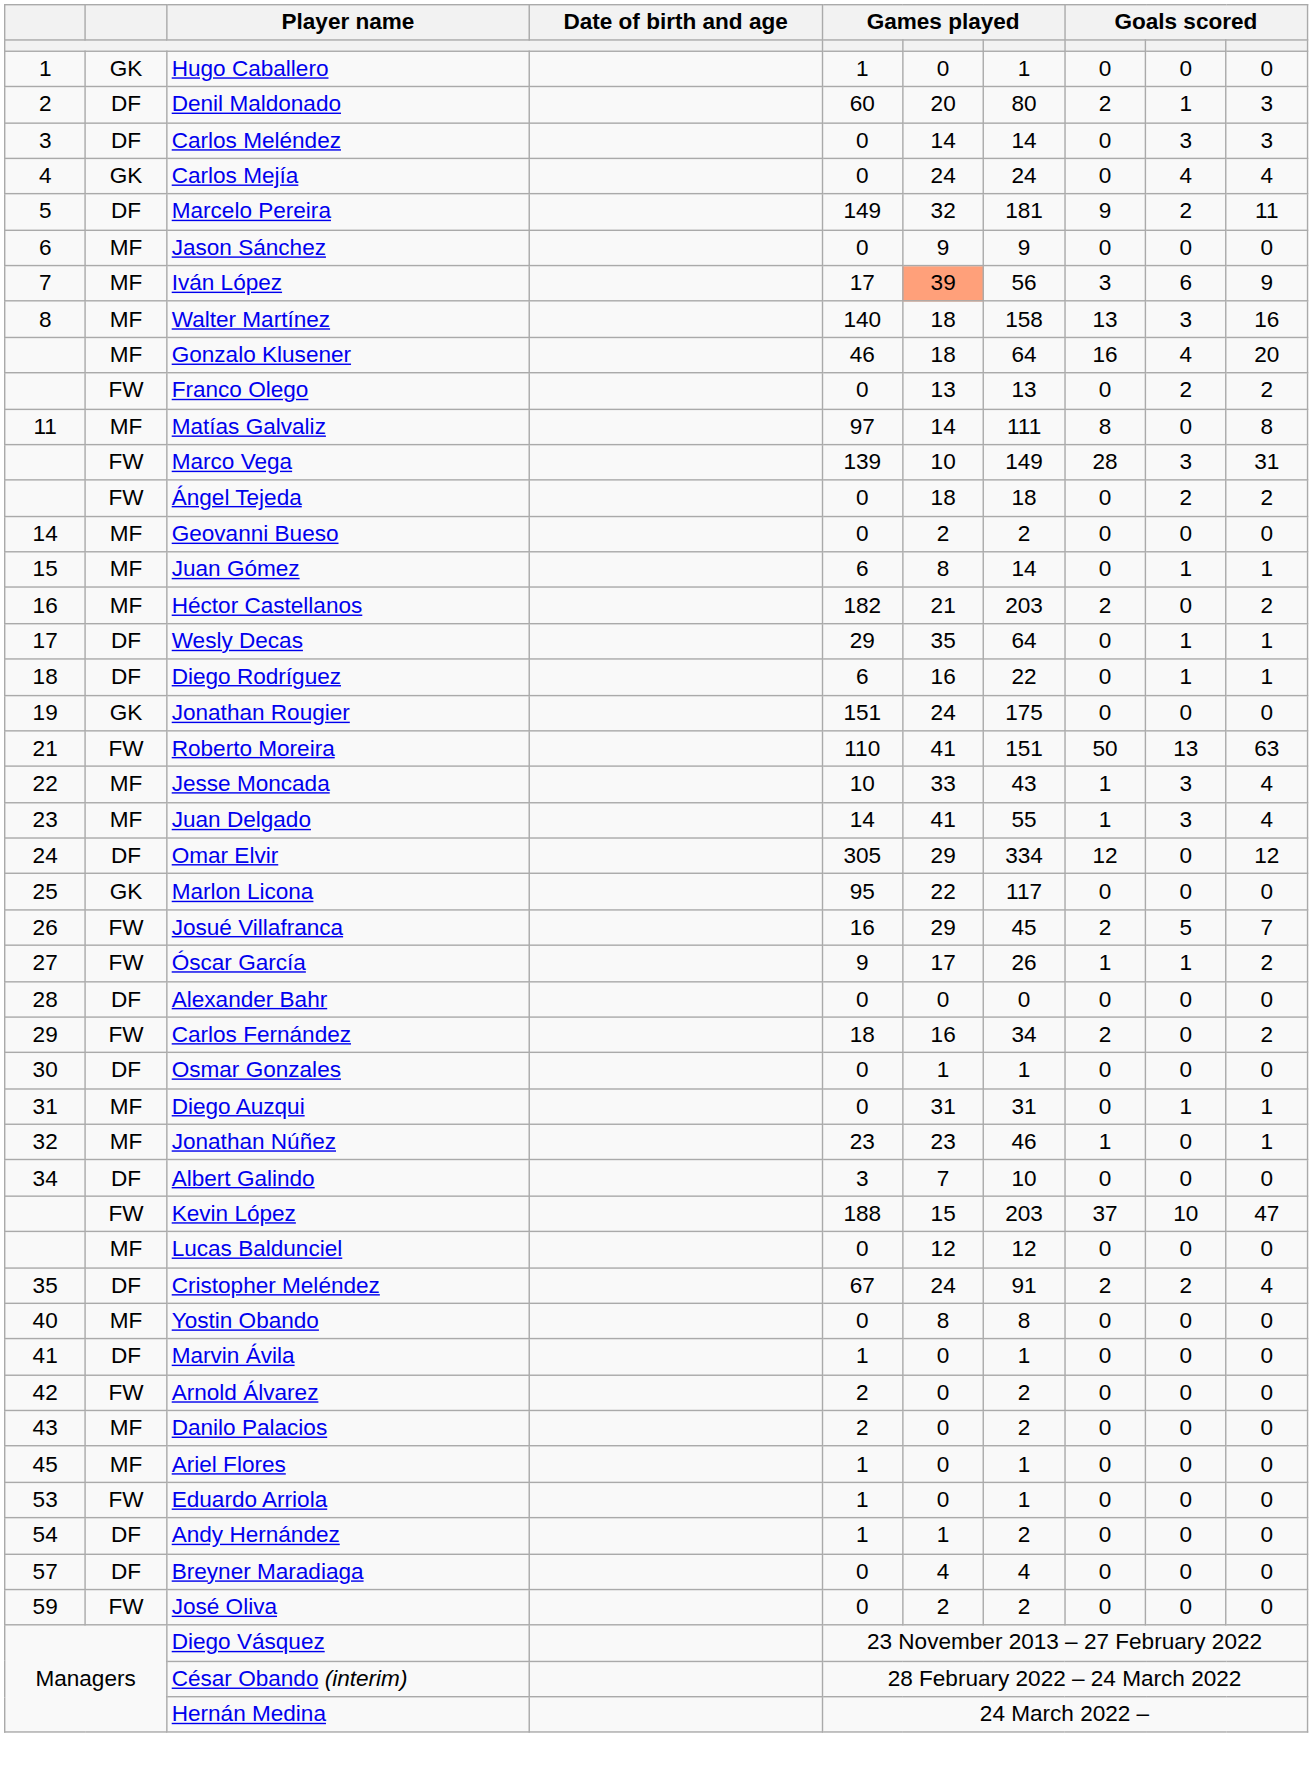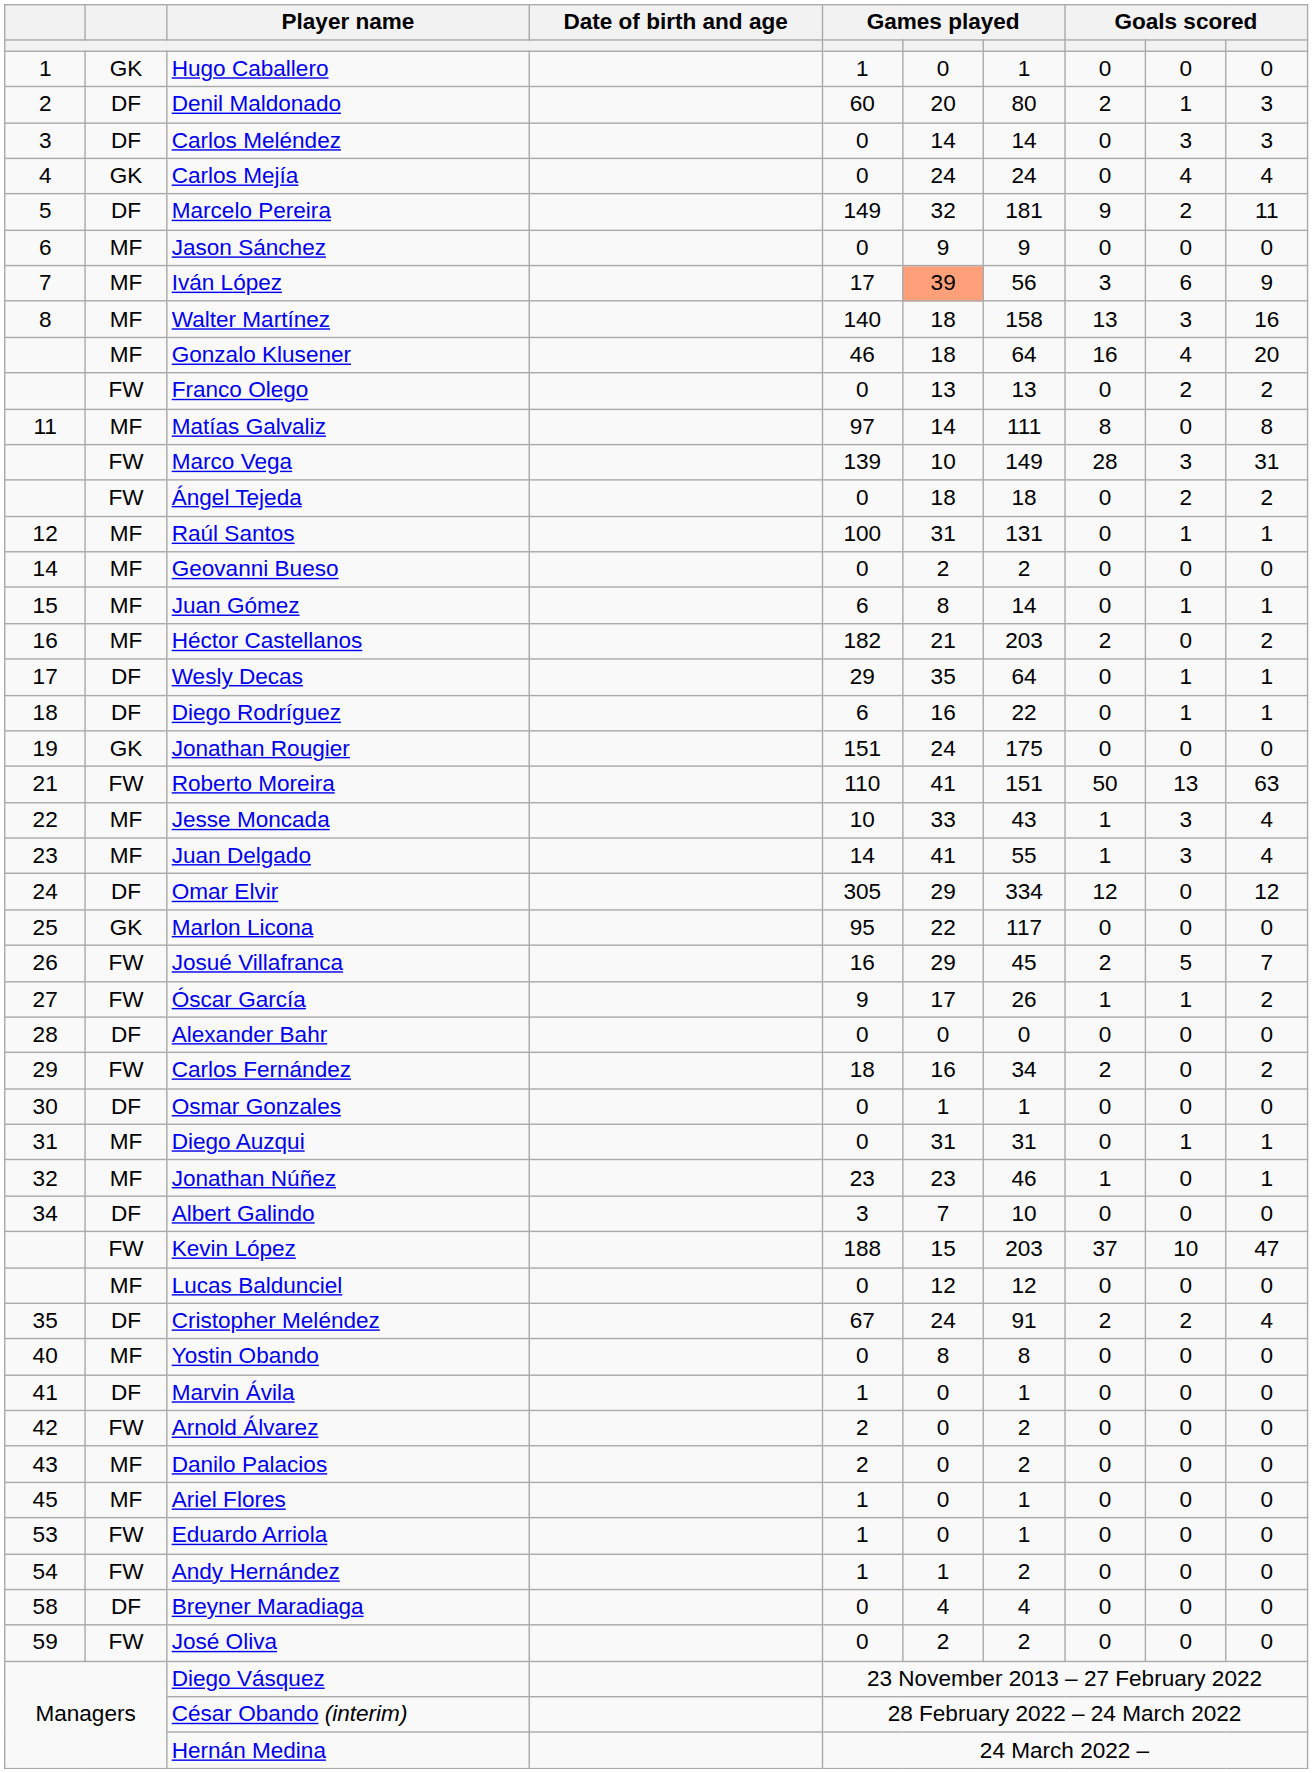+ row: (233, 533)
(126, 1535) DF -> (126, 1571) FW
(45, 1571) 57 -> (45, 1607) 58
